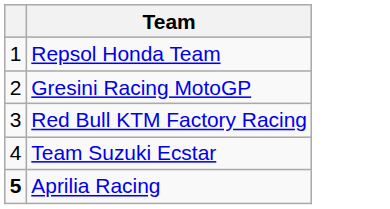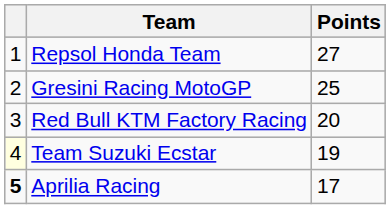+ column: (349, 21)
(16, 153) no background -> (16, 153) lightyellow background
